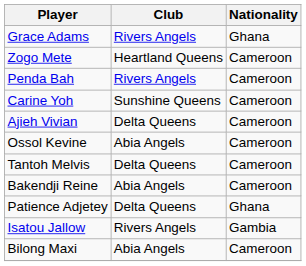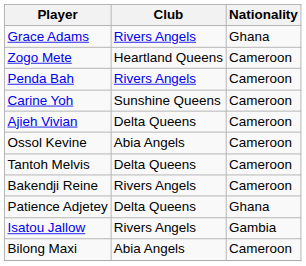(149, 185) Abia Angels -> (155, 185) Rivers Angels
